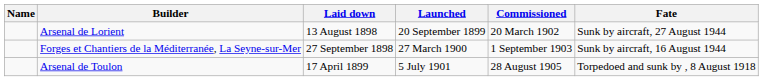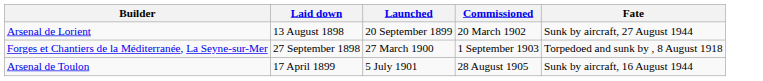- column: (21, 13)
(652, 48) Sunk by aircraft, 16 August 1944 -> (633, 48) Torpedoed and sunk by , 8 August 1918
(666, 66) Torpedoed and sunk by , 8 August 1918 -> (618, 66) Sunk by aircraft, 16 August 1944
